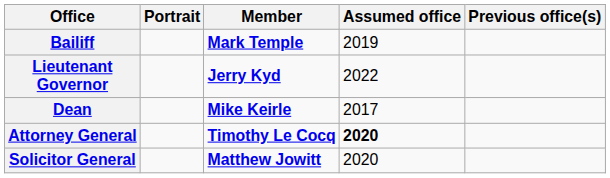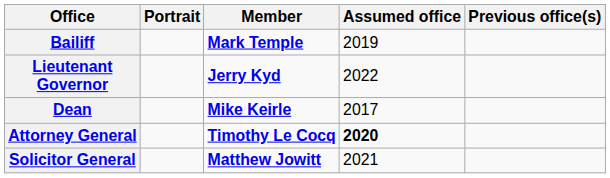(361, 160) 2020 -> (361, 160) 2021
